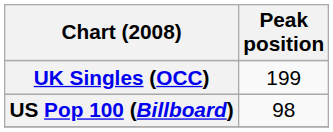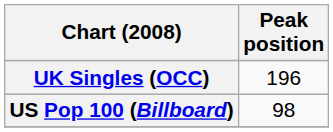(284, 77) 199 -> (284, 77) 196
